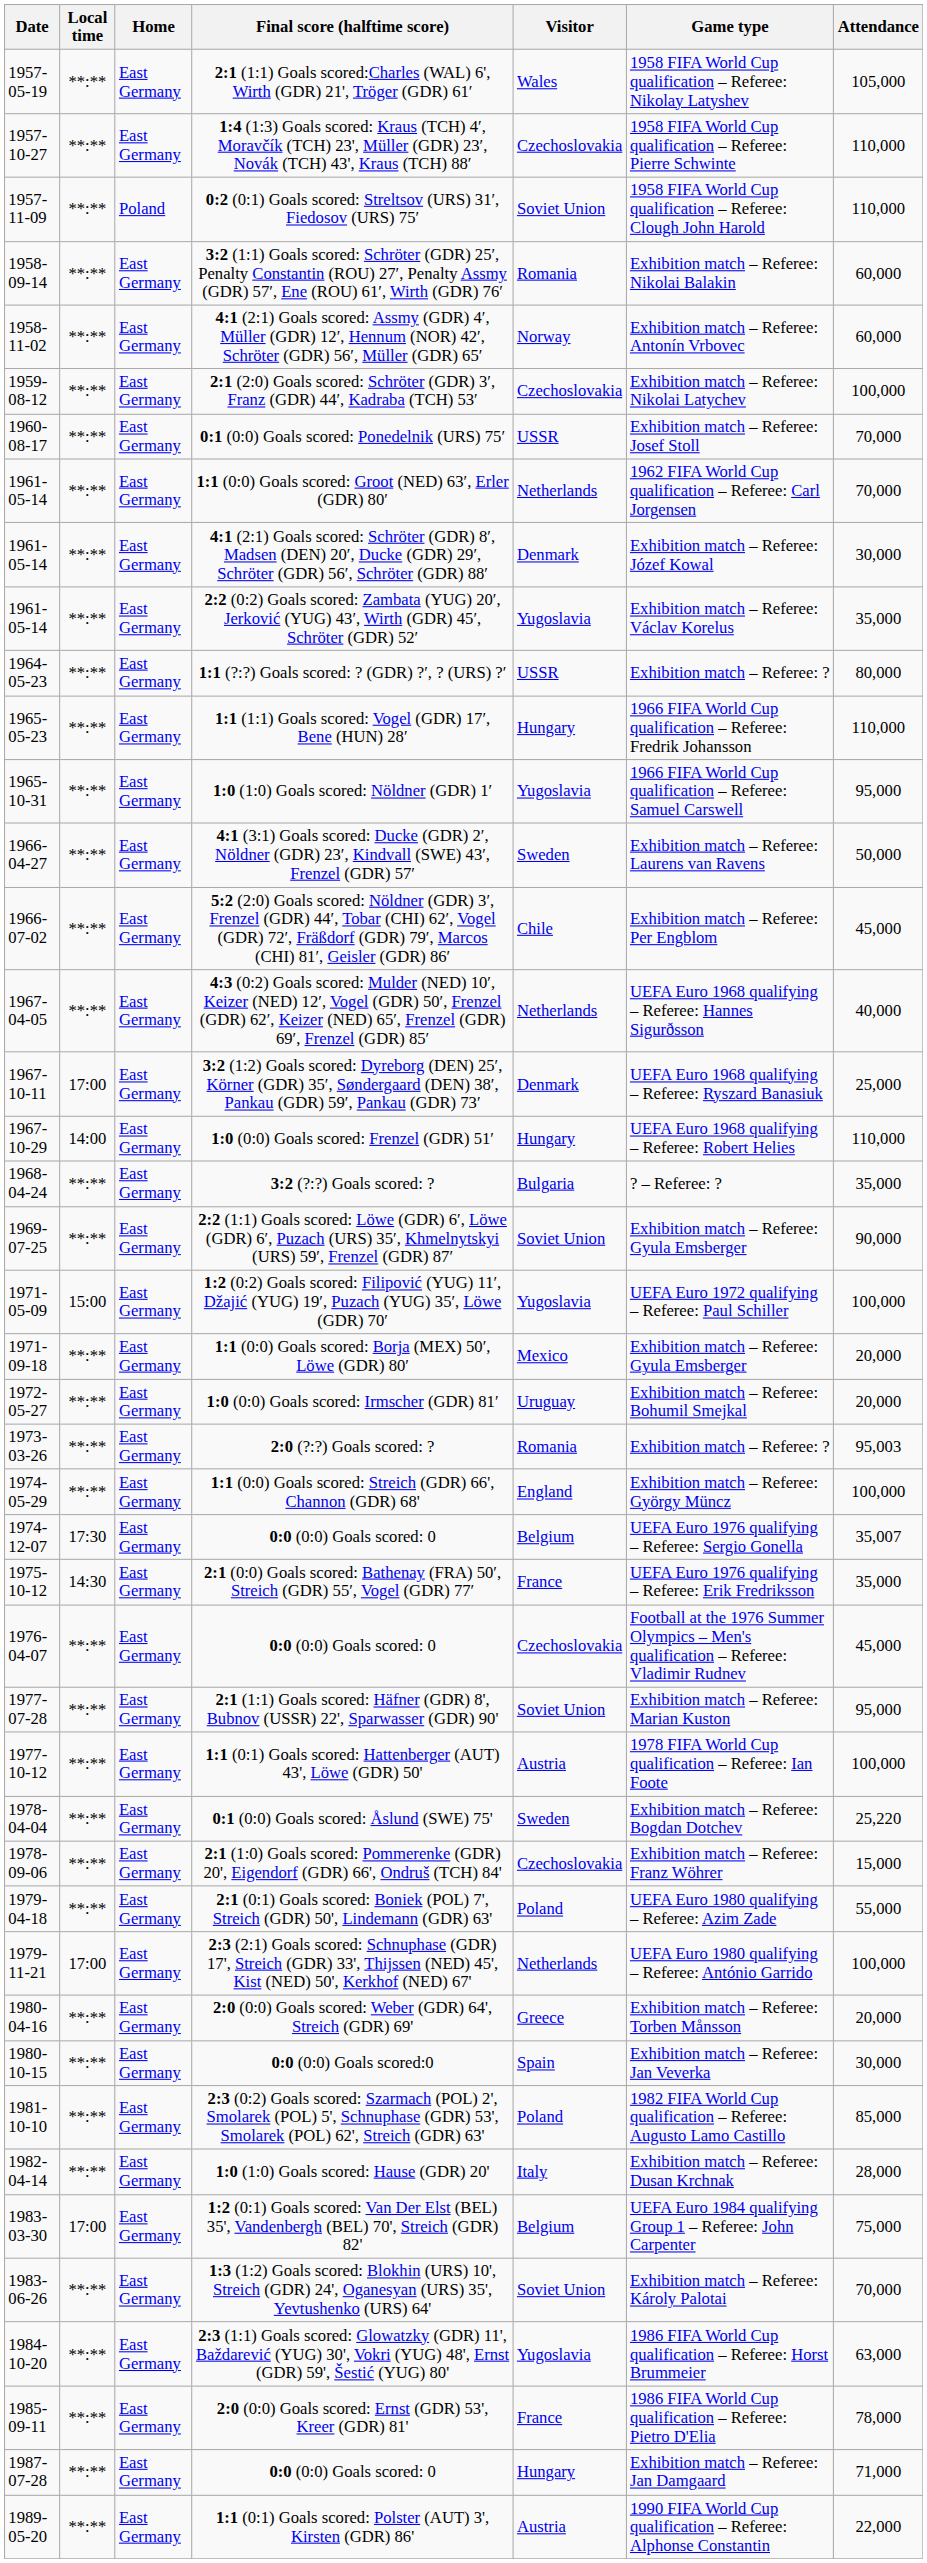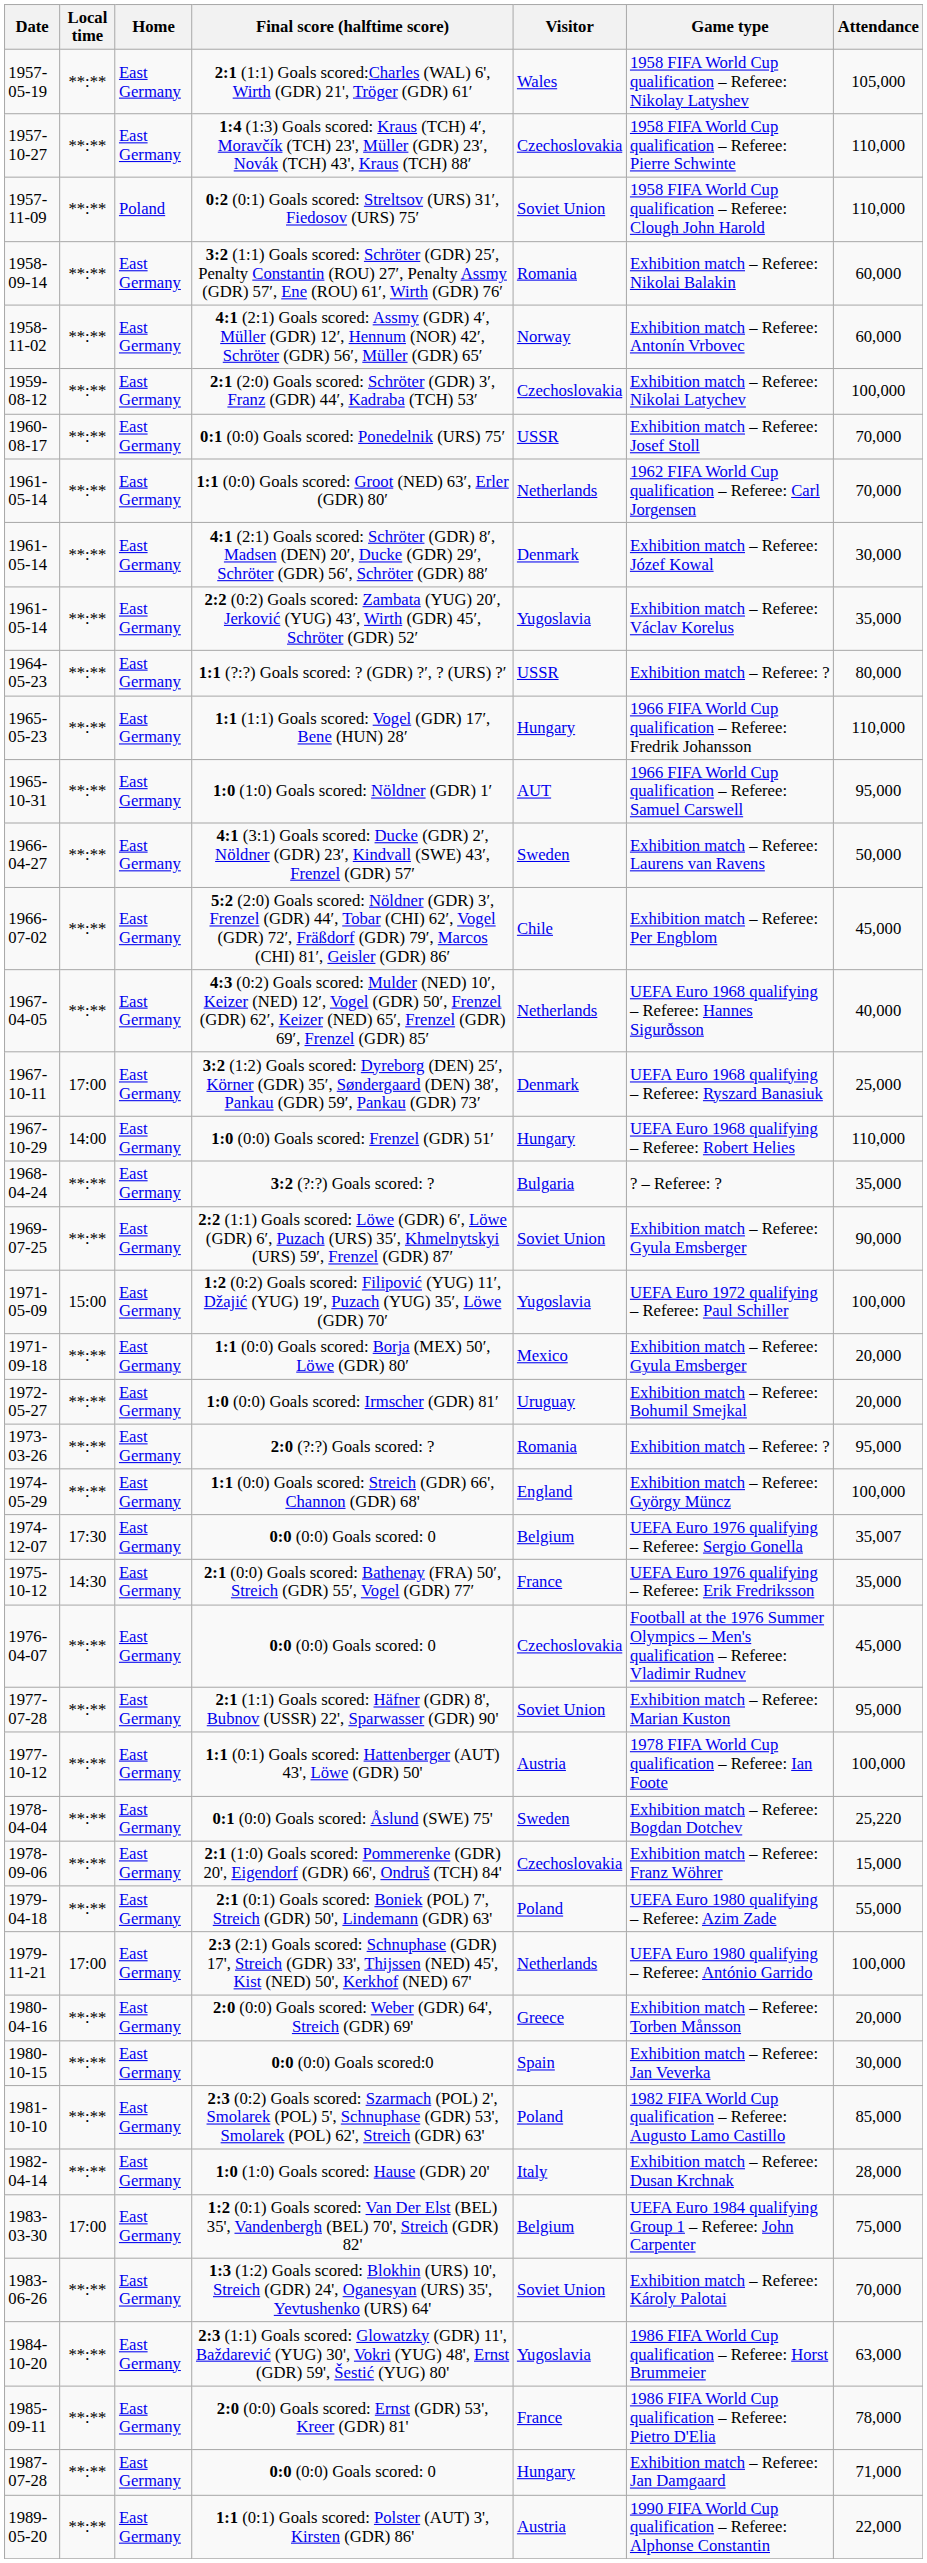(554, 791) Yugoslavia -> (534, 791) AUT
(878, 1446) 95,003 -> (878, 1446) 95,000
